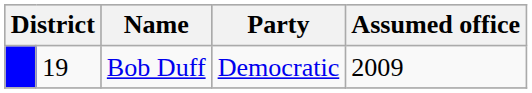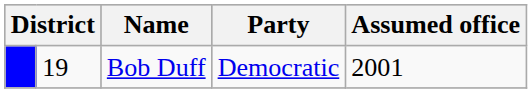(377, 66) 2009 -> (377, 66) 2001
